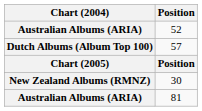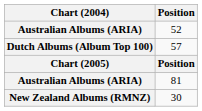rows swapped: (176, 98) <-> (176, 81)
